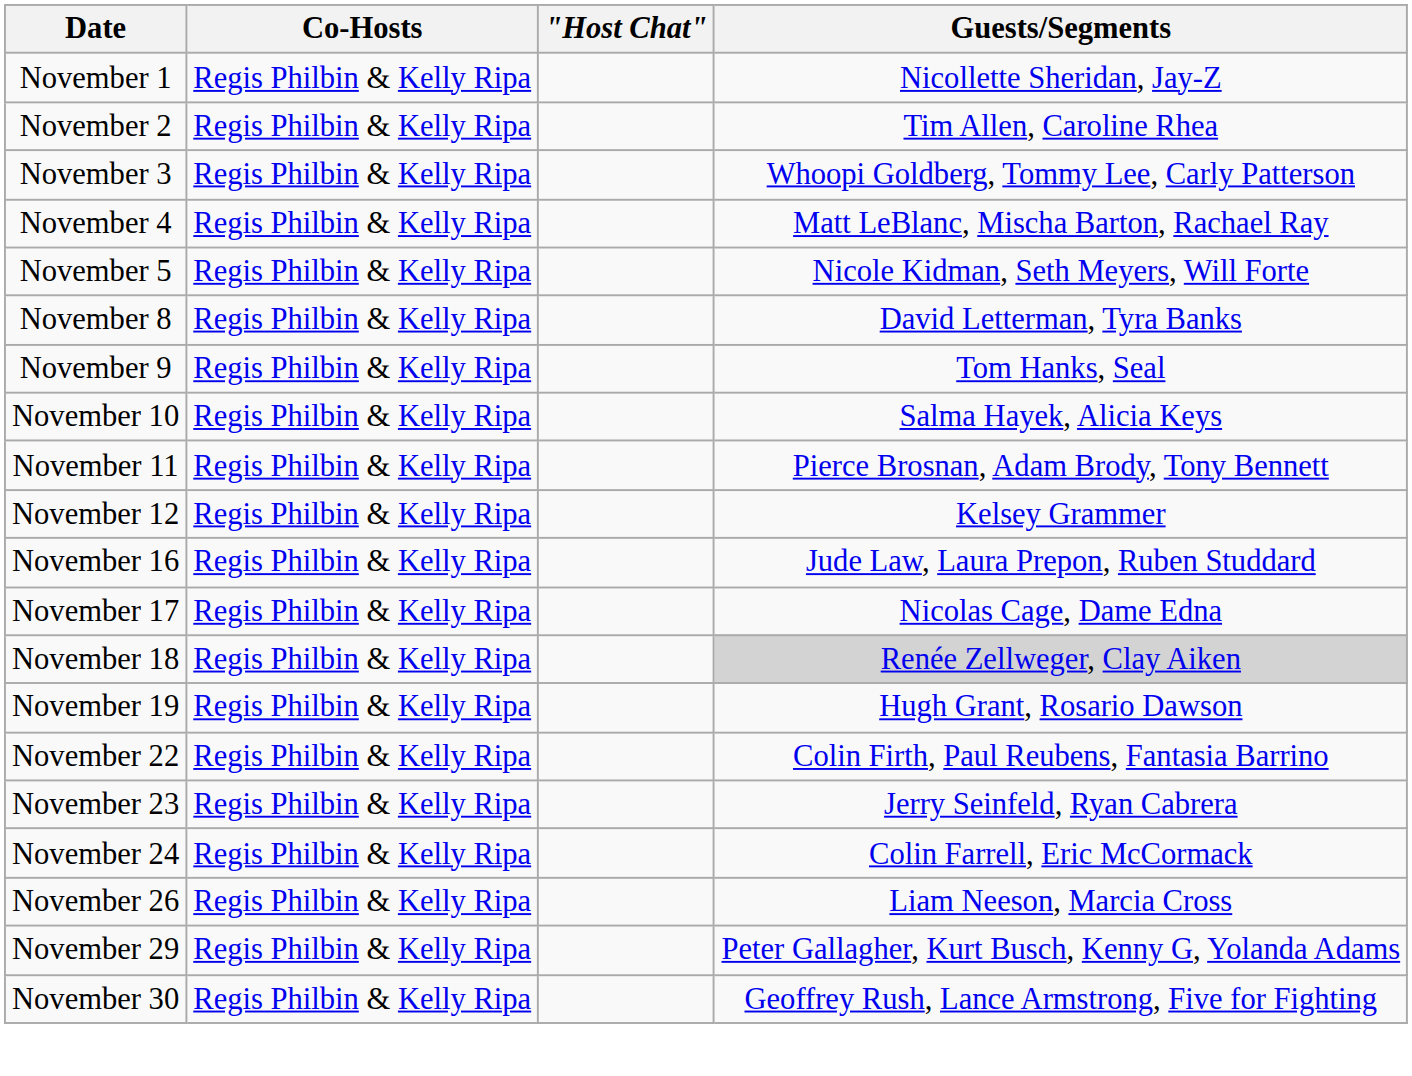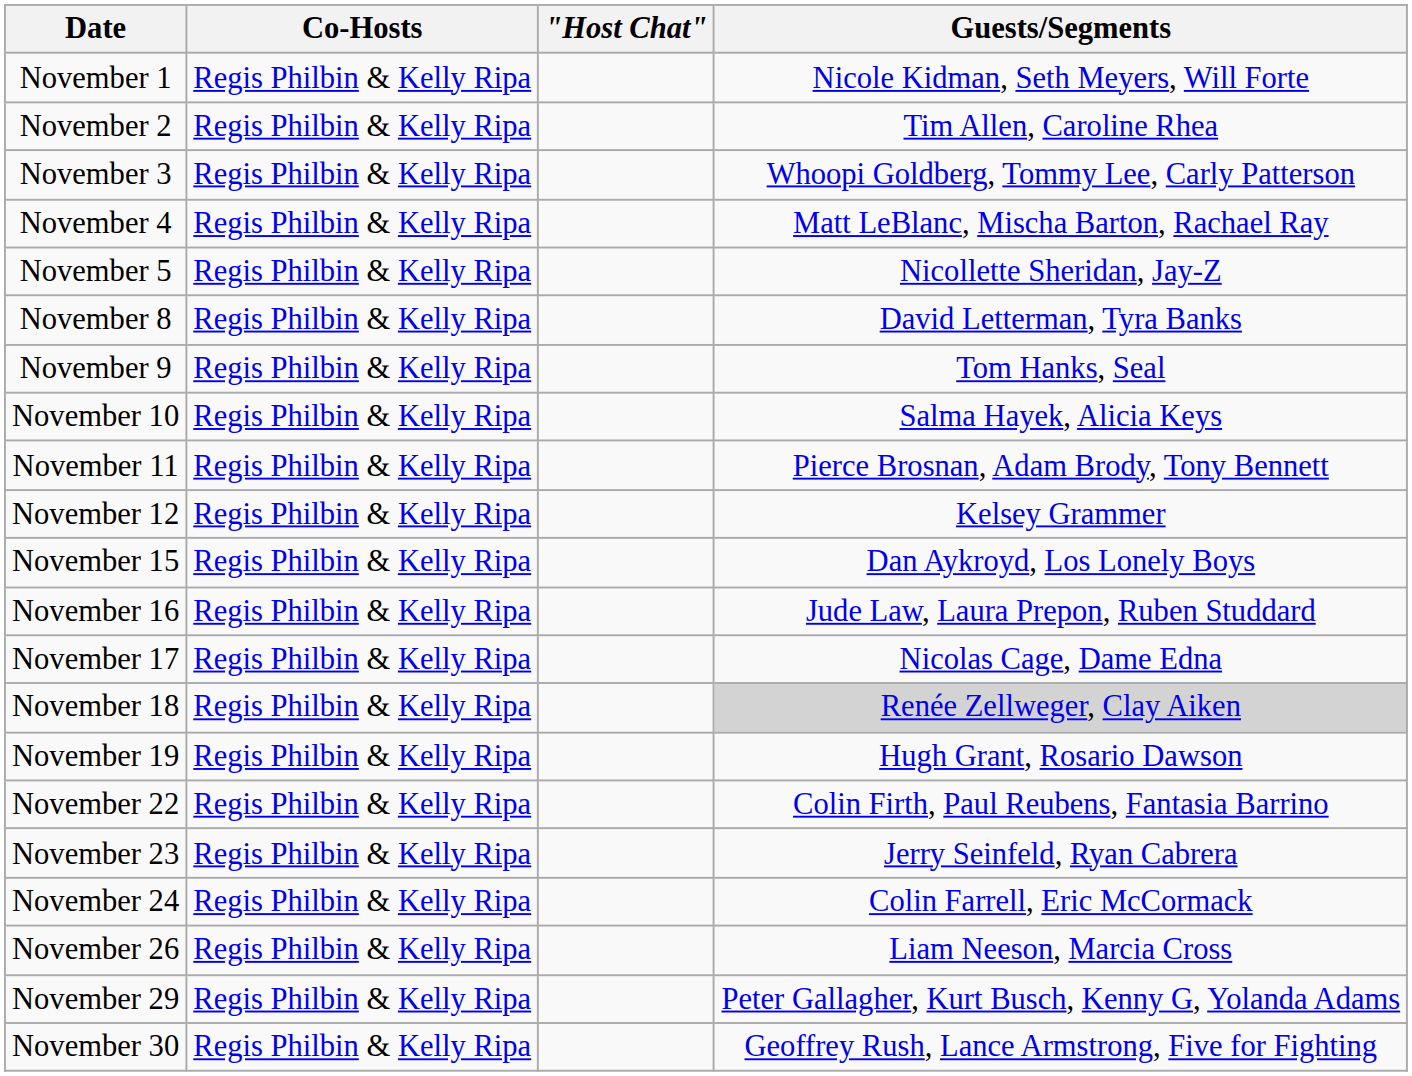(1061, 77) Nicollette Sheridan, Jay-Z -> (1061, 77) Nicole Kidman, Seth Meyers, Will Forte
(1061, 271) Nicole Kidman, Seth Meyers, Will Forte -> (1061, 271) Nicollette Sheridan, Jay-Z
+ row: (96, 561)
